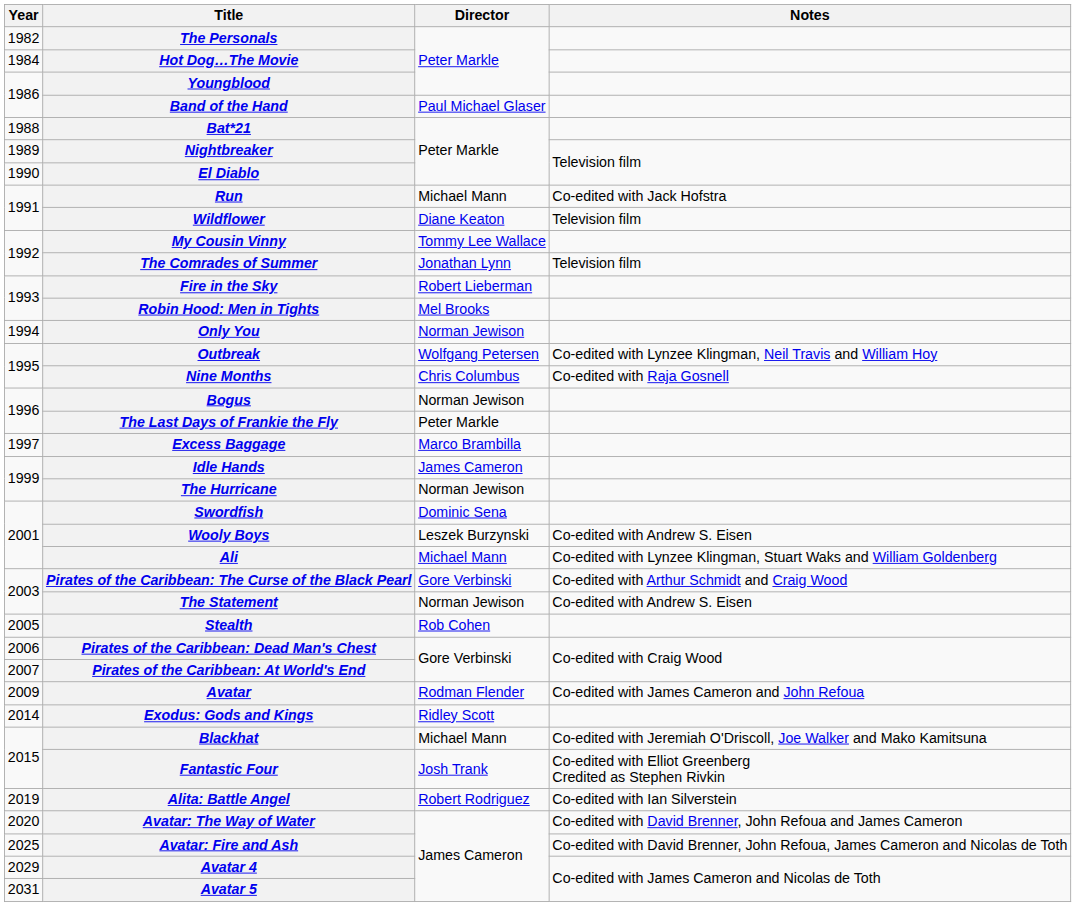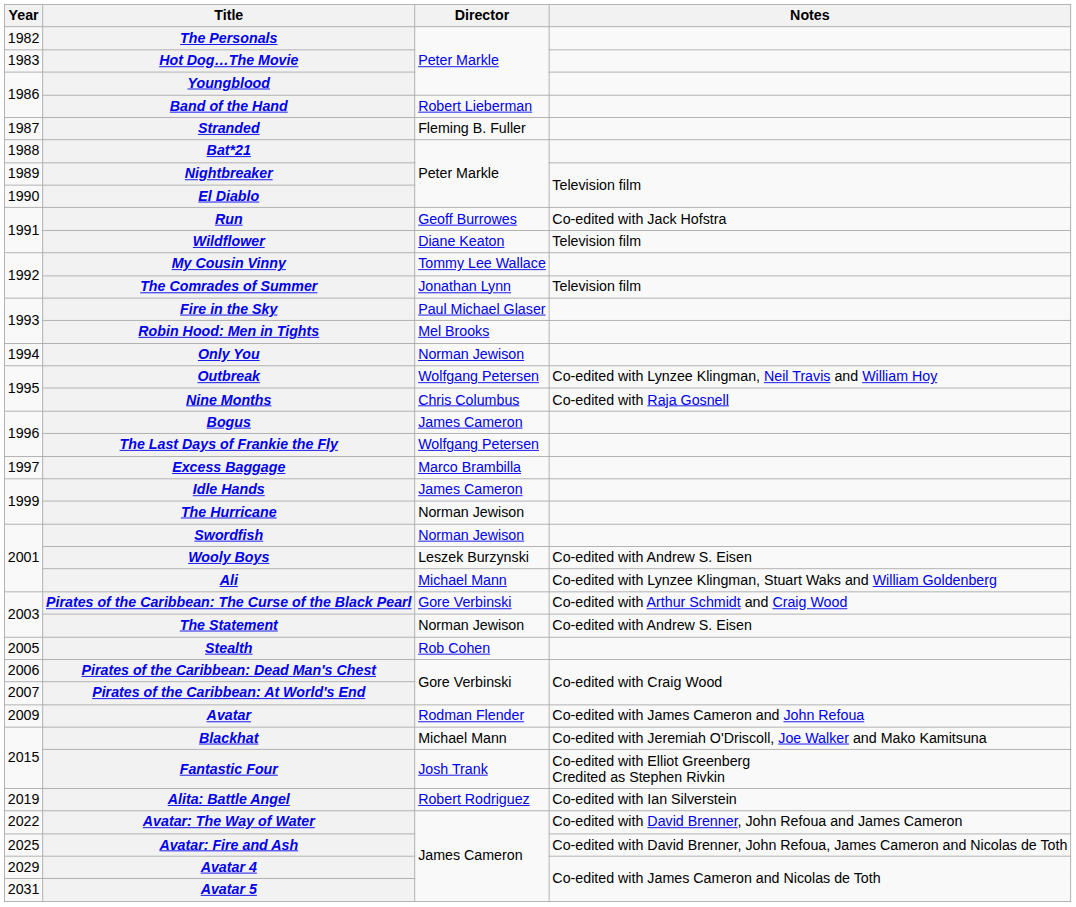(24, 60) 1984 -> (24, 60) 1983
(482, 106) Paul Michael Glaser -> (475, 106) Robert Lieberman
+ row: (229, 128)
(462, 196) Michael Mann -> (467, 219) Geoff Burrowes
(475, 286) Robert Lieberman -> (482, 309) Paul Michael Glaser
(471, 399) Norman Jewison -> (470, 422) James Cameron
(458, 422) Peter Markle -> (479, 444) Wolfgang Petersen
(462, 512) Dominic Sena -> (471, 535) Norman Jewison
- row: (229, 715)
(24, 822) 2020 -> (24, 822) 2022
